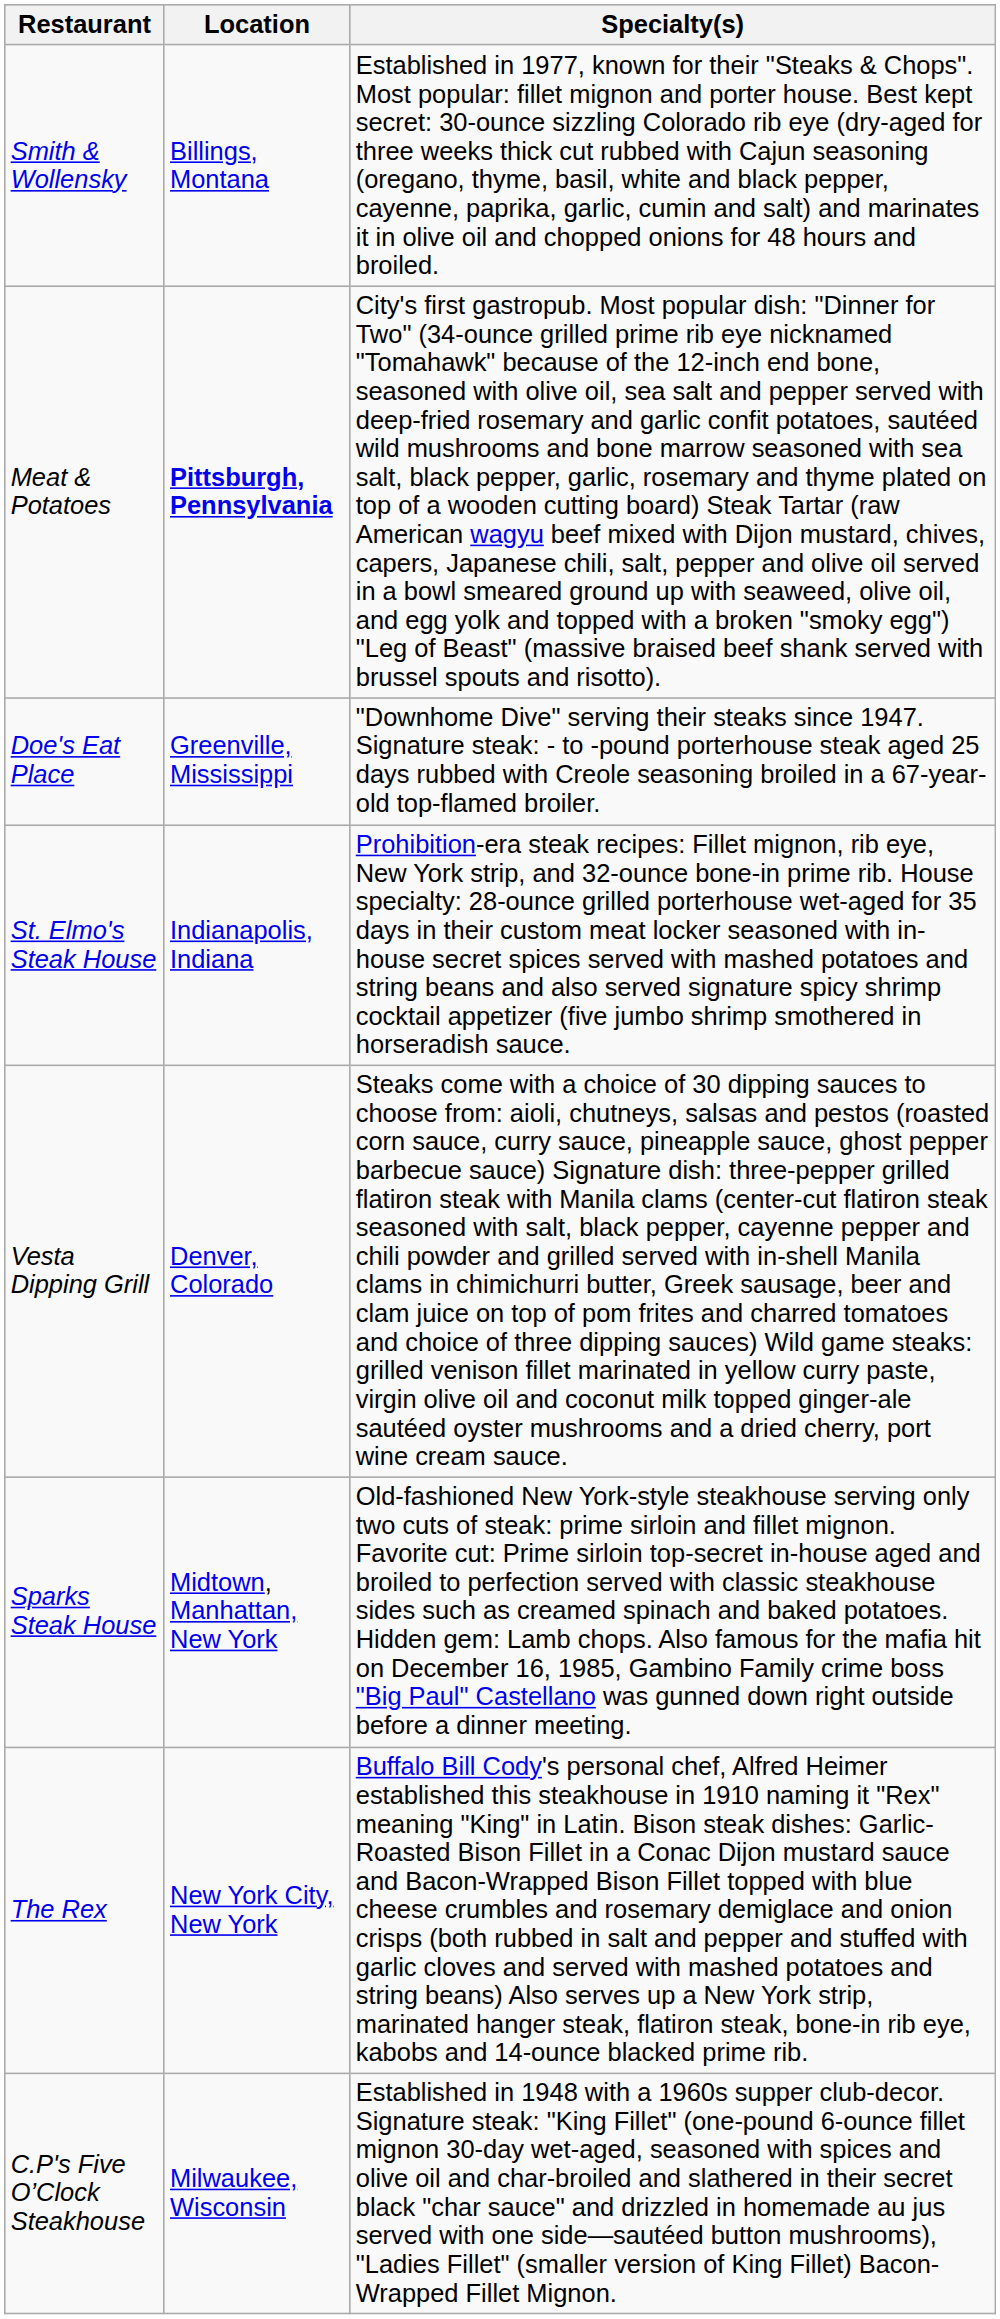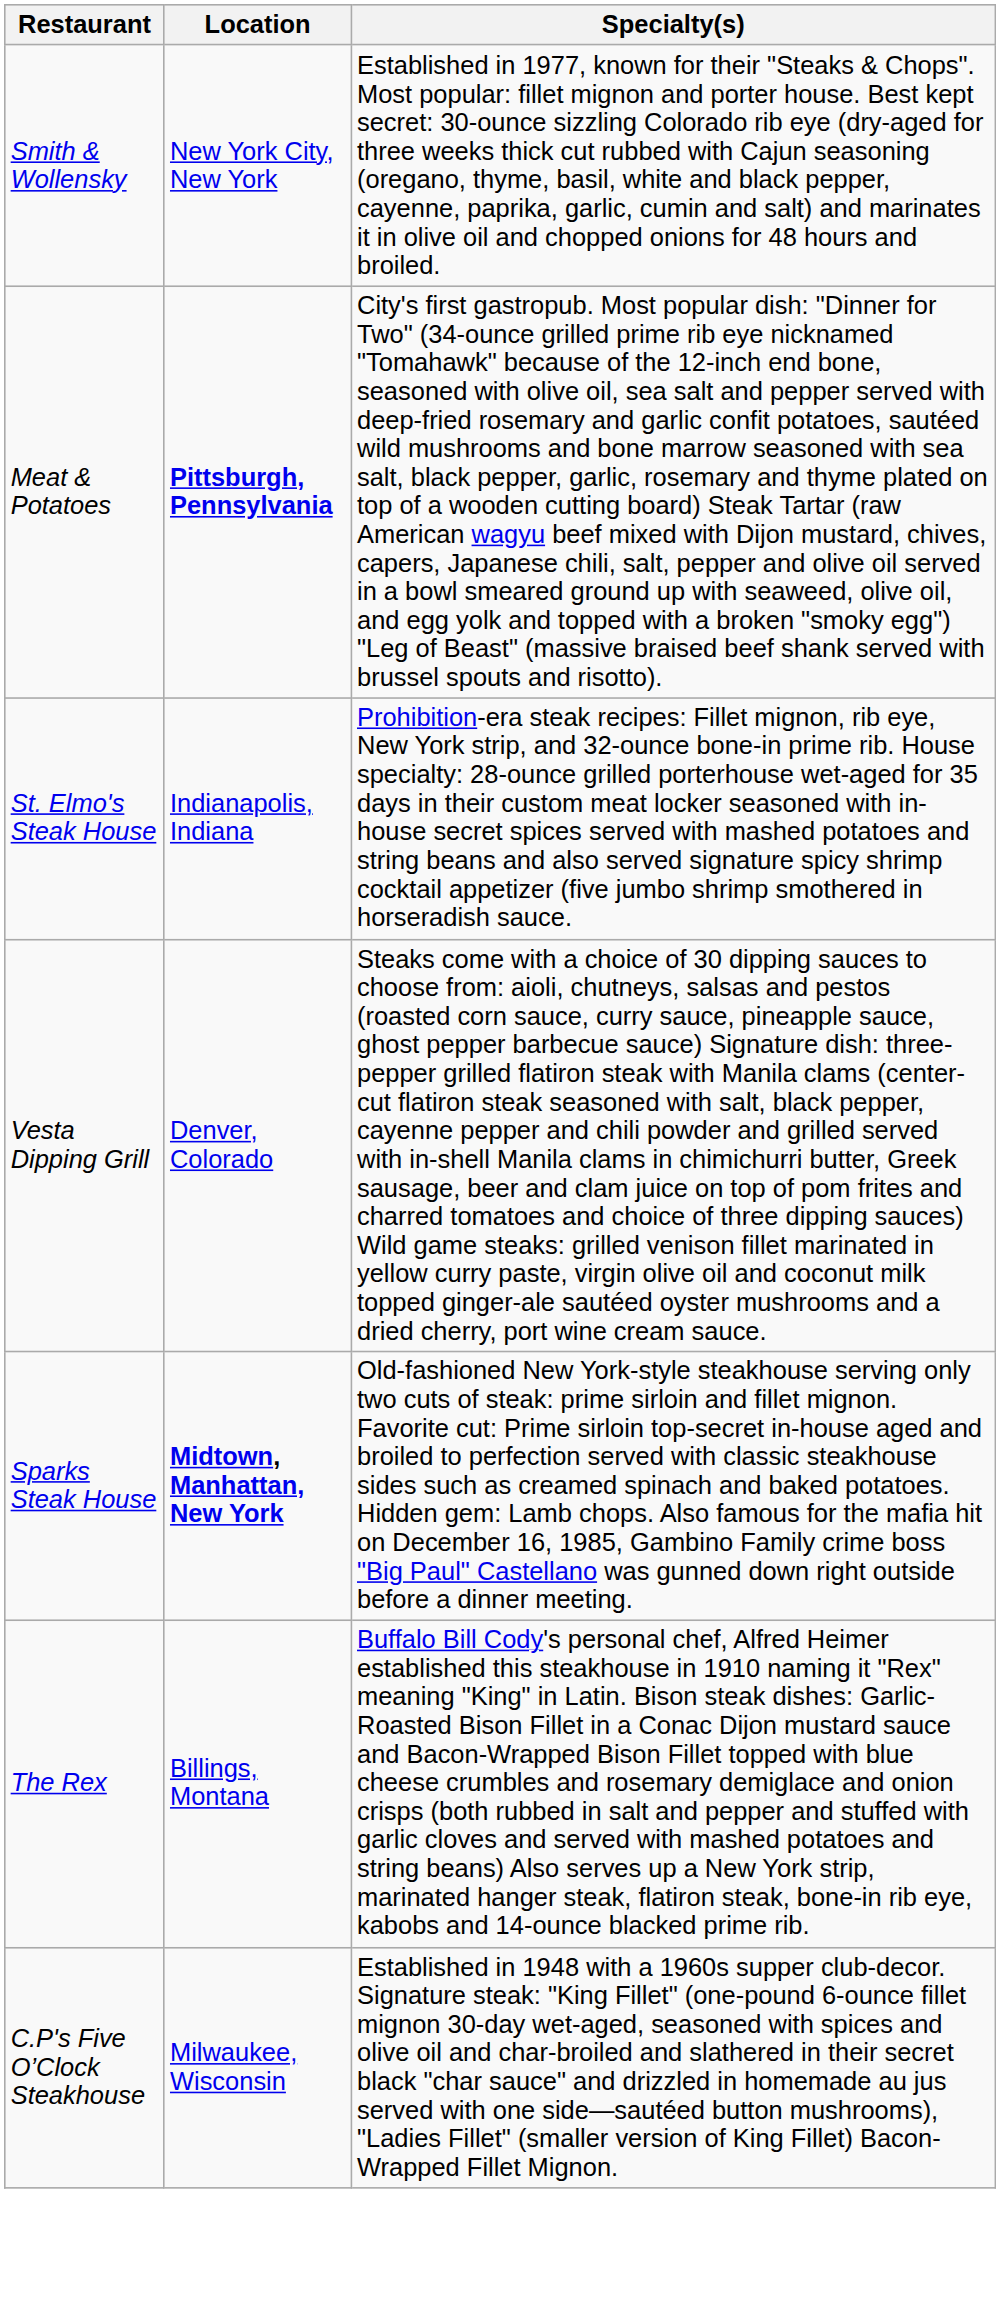(220, 165) Billings, Montana -> (252, 165) New York City, New York
- row: (65, 761)
(234, 1611) normal -> (237, 1485) bold
(252, 1909) New York City, New York -> (219, 1783) Billings, Montana
